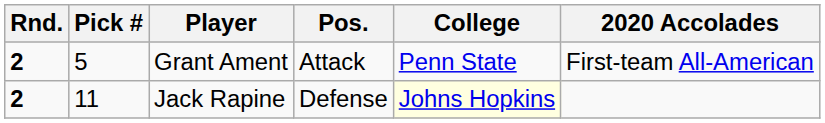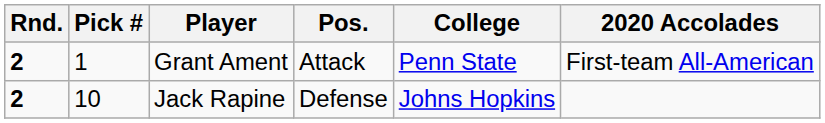(81, 61) 5 -> (81, 61) 1
(87, 99) 11 -> (87, 99) 10
(477, 99) lightyellow background -> (477, 99) no background
